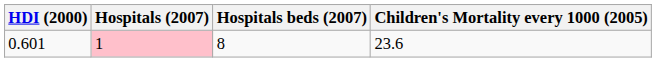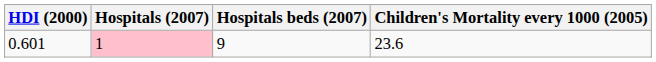(221, 43) 8 -> (221, 43) 9
